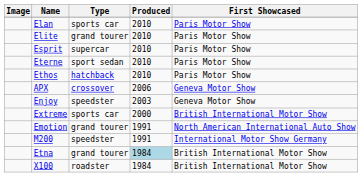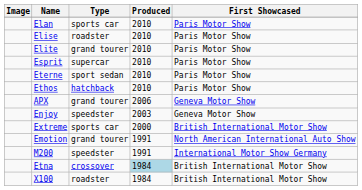+ row: (46, 37)
(93, 88) crossover -> (100, 101) grand tourer
(100, 153) grand tourer -> (93, 166) crossover
